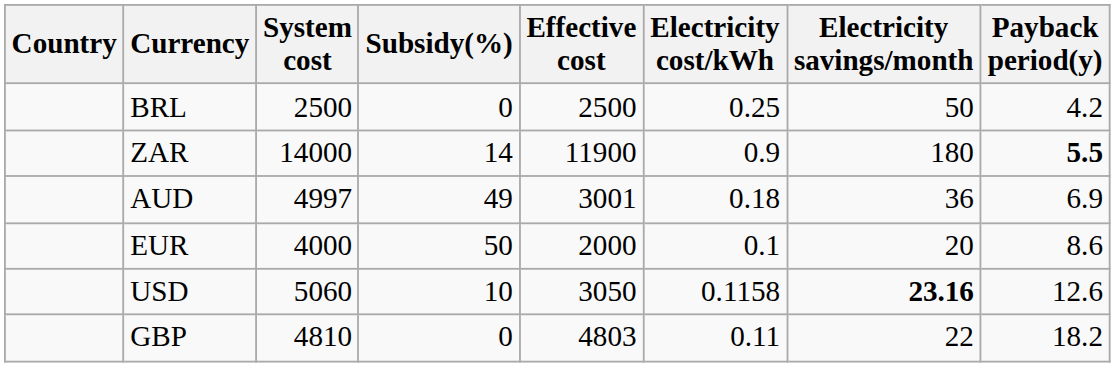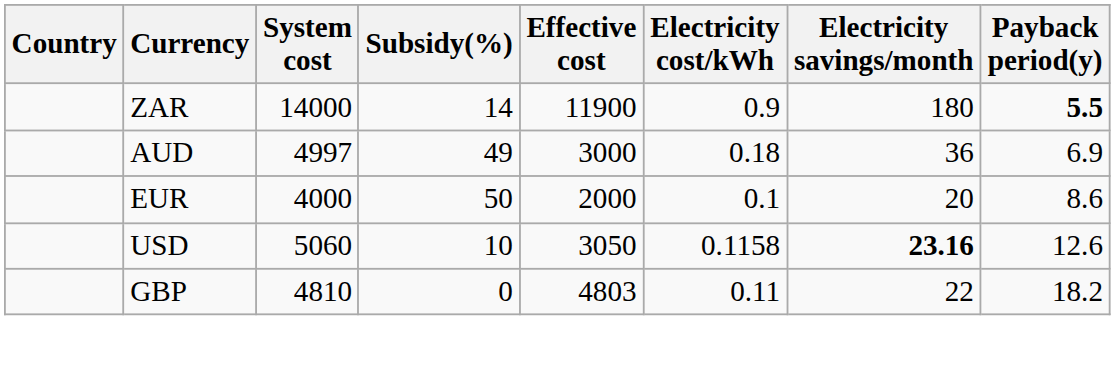- row: (159, 106)
(607, 198) 3001 -> (607, 152) 3000
